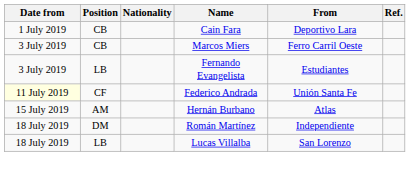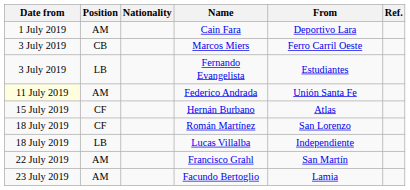(100, 30) CB -> (100, 30) AM
(100, 92) CF -> (100, 92) AM
(100, 109) AM -> (100, 109) CF
(100, 126) DM -> (100, 126) CF
(325, 126) Independiente -> (325, 126) San Lorenzo
(325, 143) San Lorenzo -> (325, 143) Independiente
+ row: (221, 160)
+ row: (221, 177)
